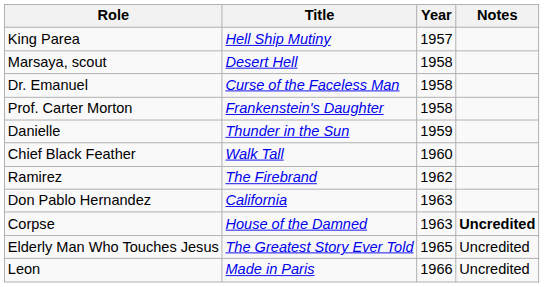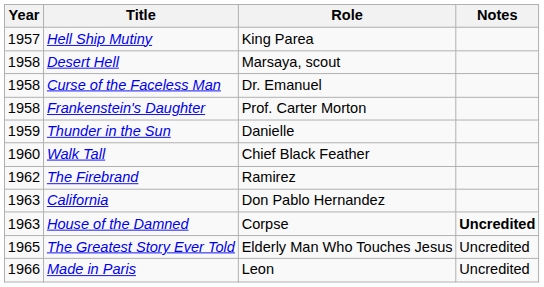columns swapped: (436, 16) <-> (113, 16)
